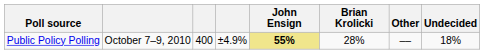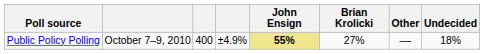(354, 40) 28% -> (354, 40) 27%
